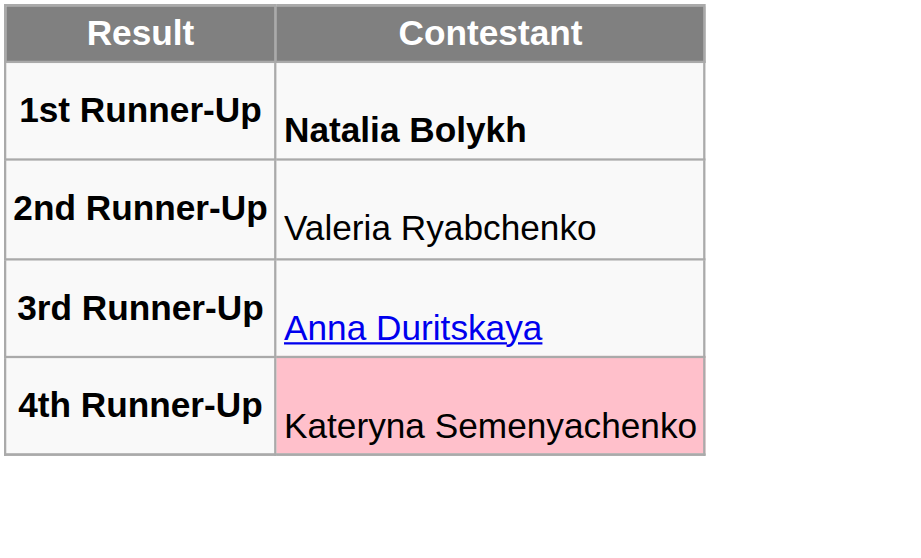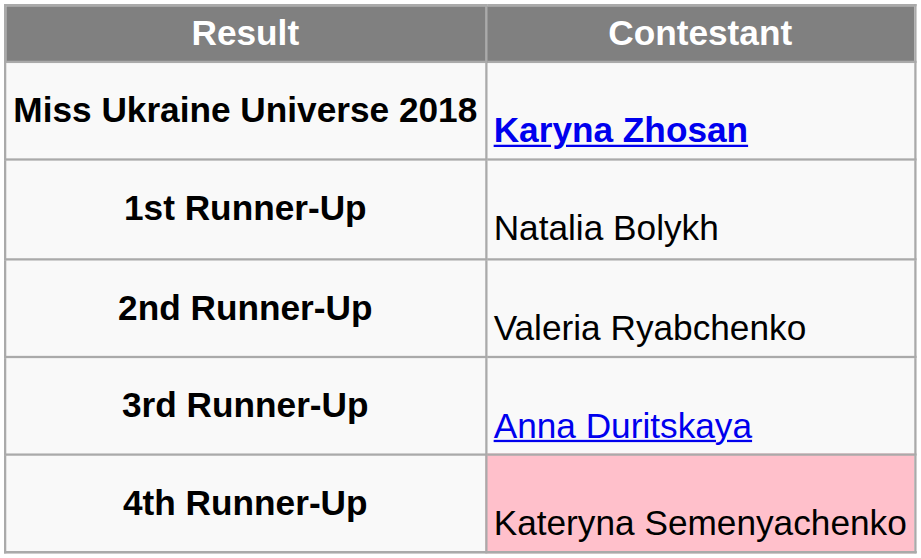+ row: (245, 110)
(405, 130) bold -> (606, 228) normal
